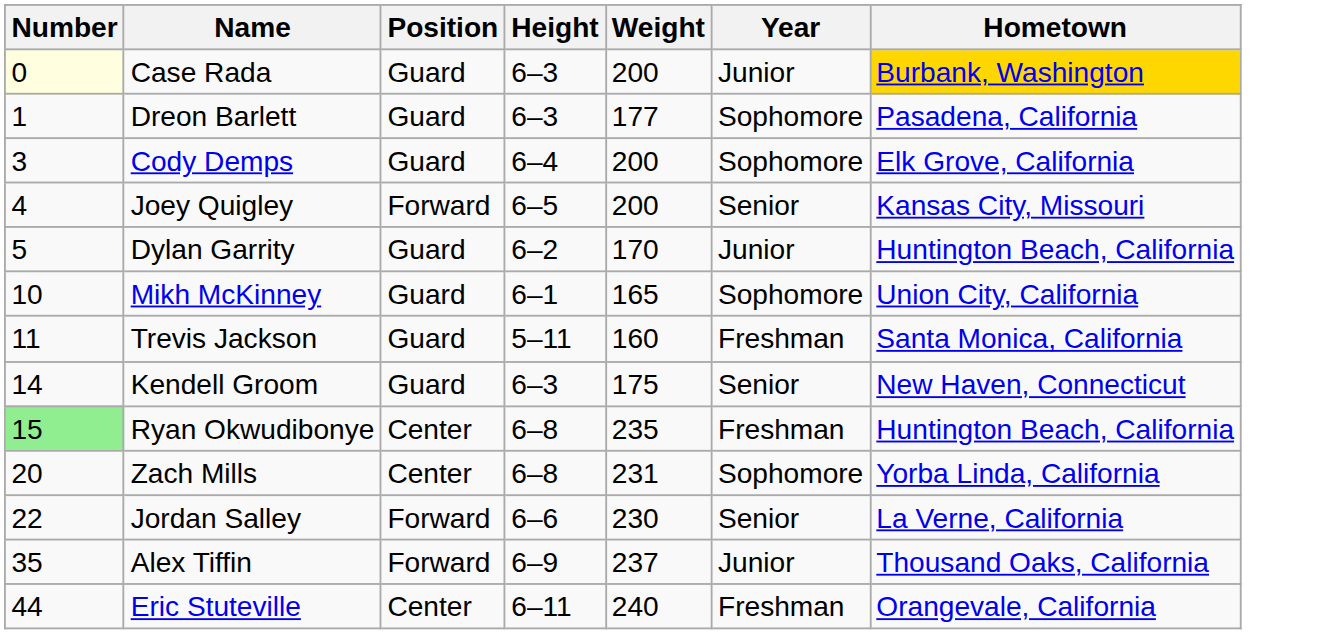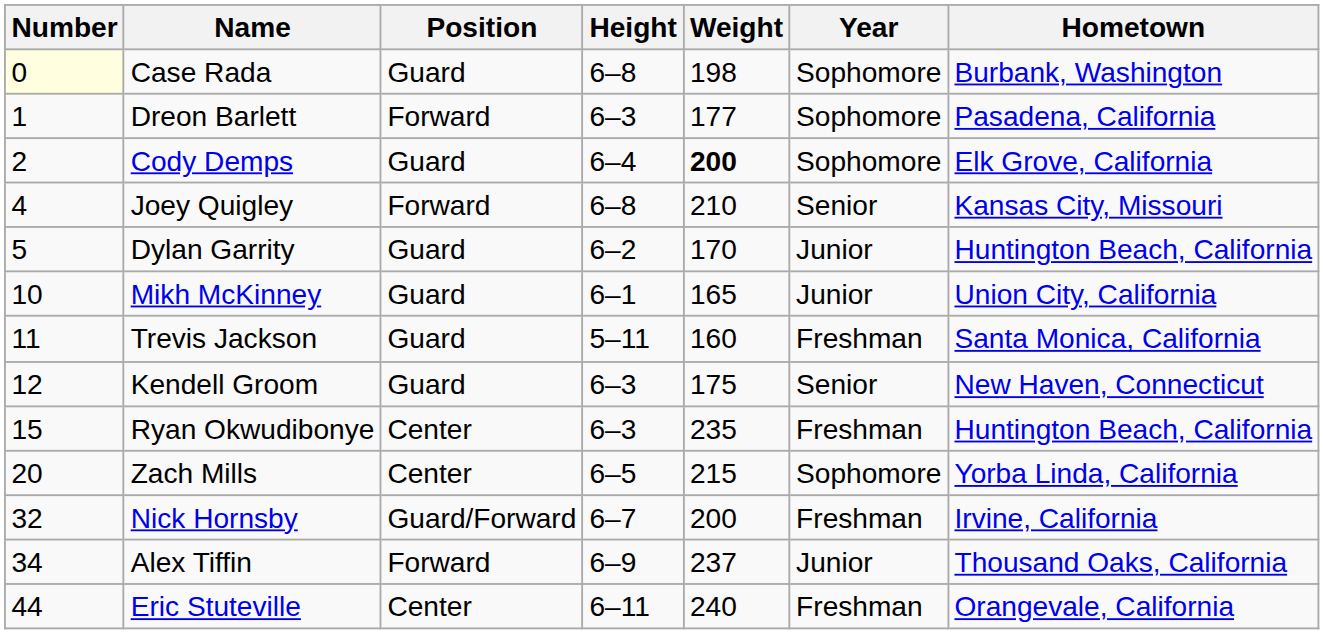(535, 72) 6–3 -> (613, 72) 6–8
(635, 72) 200 -> (713, 72) 198
(756, 72) Junior -> (869, 72) Sophomore
(1010, 72) gold background -> (1088, 72) no background
(426, 116) Guard -> (439, 116) Forward
(19, 161) 3 -> (19, 161) 2
(635, 161) normal -> (713, 161) bold
(535, 205) 6–5 -> (613, 205) 6–8
(635, 205) 200 -> (713, 205) 210
(791, 294) Sophomore -> (834, 294) Junior
(27, 383) 14 -> (27, 383) 12
(27, 428) lightgreen background -> (27, 428) no background
(535, 428) 6–8 -> (613, 428) 6–3
(535, 473) 6–8 -> (613, 473) 6–5
(635, 473) 231 -> (713, 473) 215
- row: (216, 517)
+ row: (214, 517)
(27, 562) 35 -> (27, 562) 34
